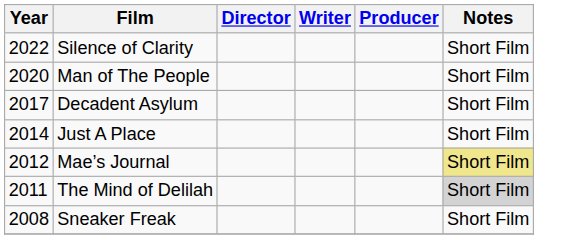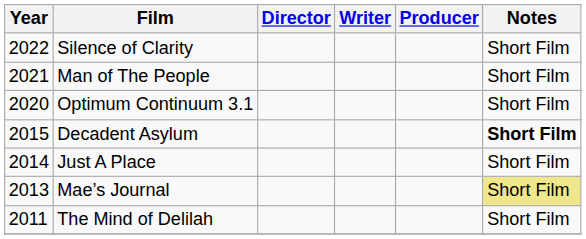(29, 76) 2020 -> (29, 76) 2021
+ row: (155, 104)
(29, 104) 2017 -> (29, 133) 2015
(488, 104) normal -> (532, 133) bold
(29, 162) 2012 -> (29, 190) 2013
(488, 190) lightgrey background -> (528, 219) no background
- row: (117, 219)
